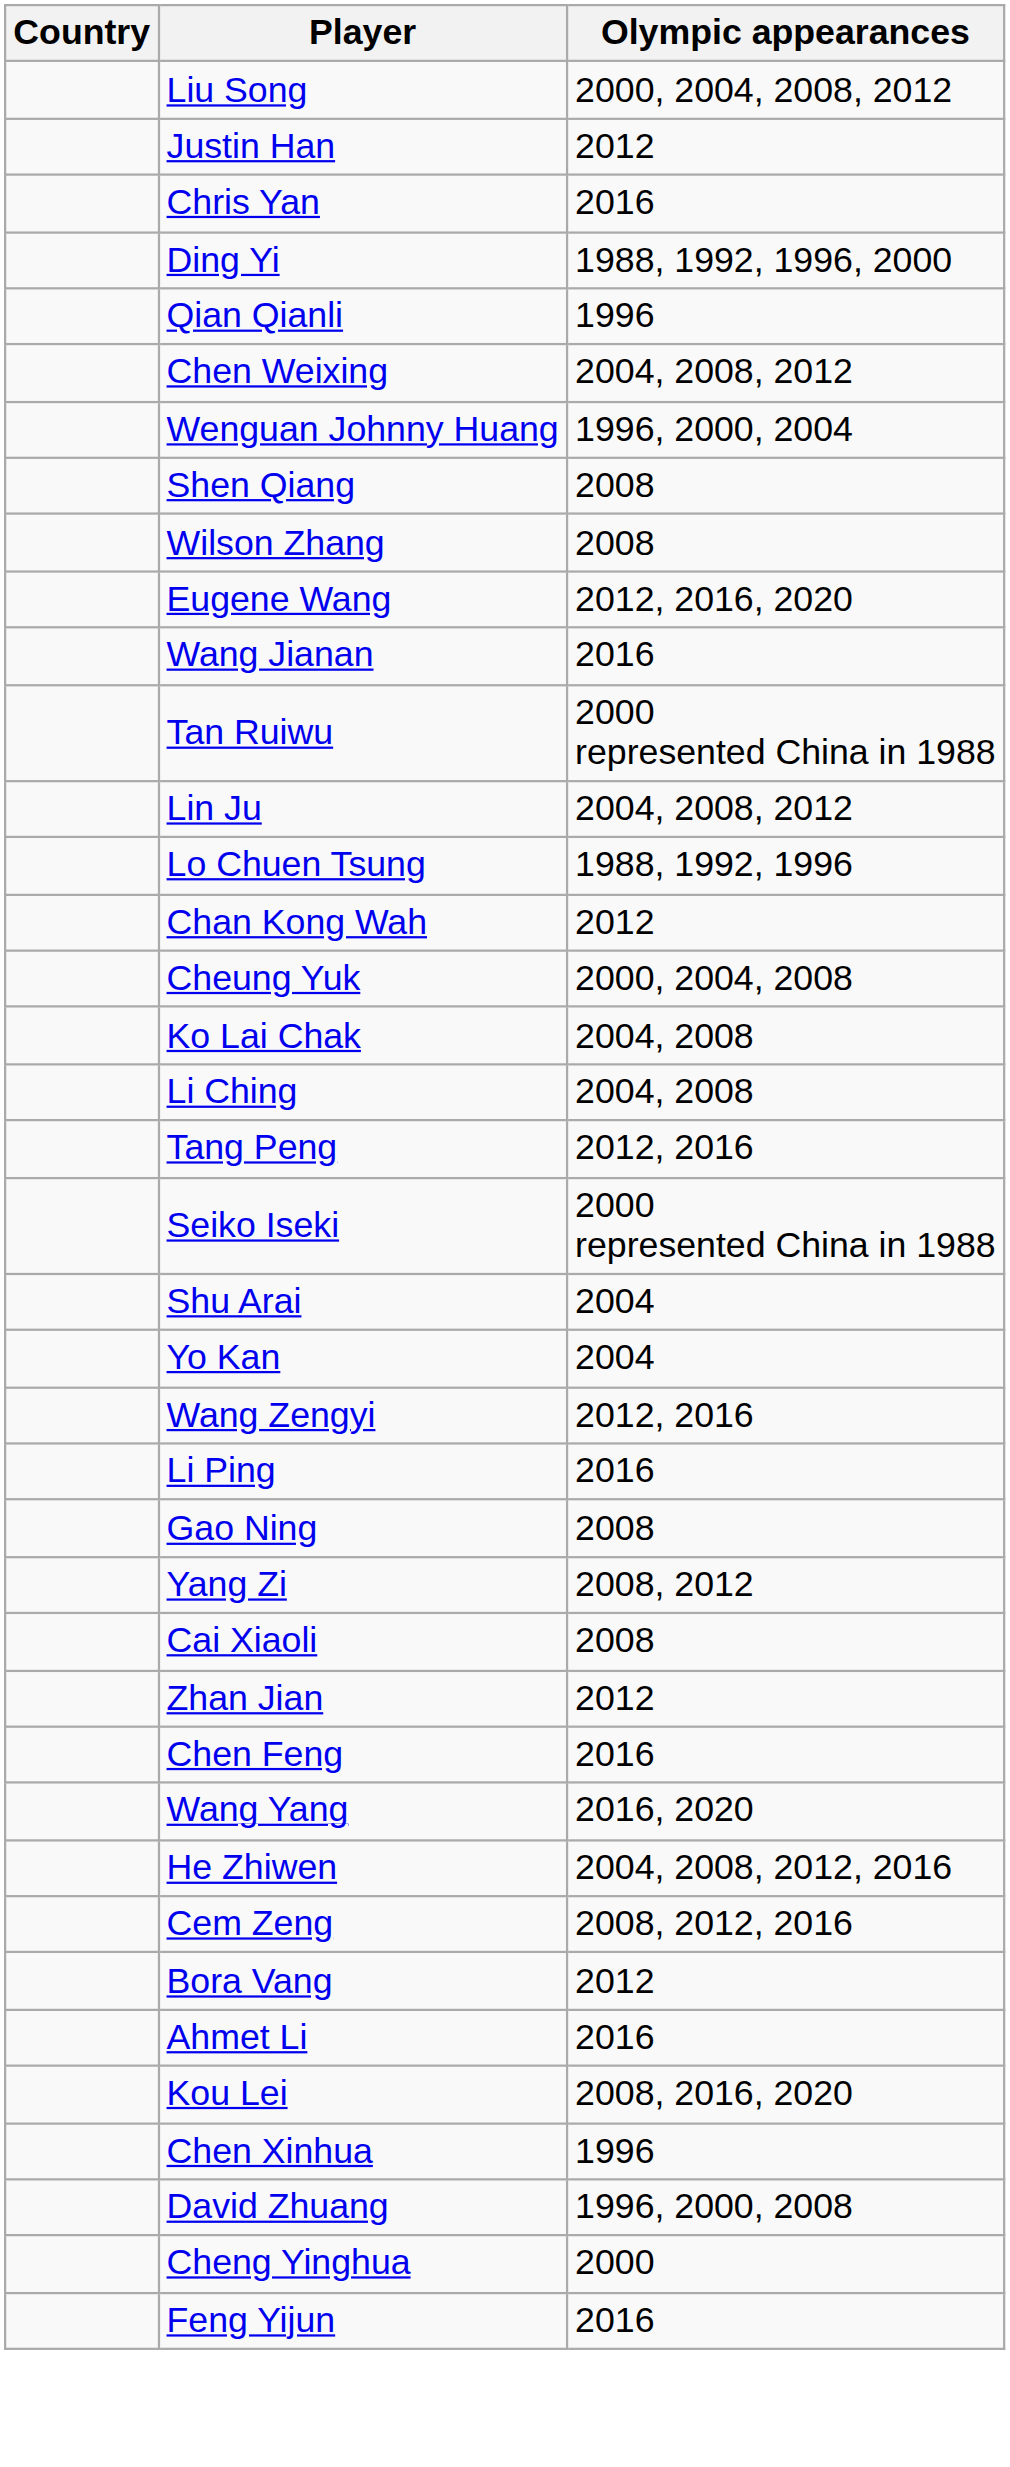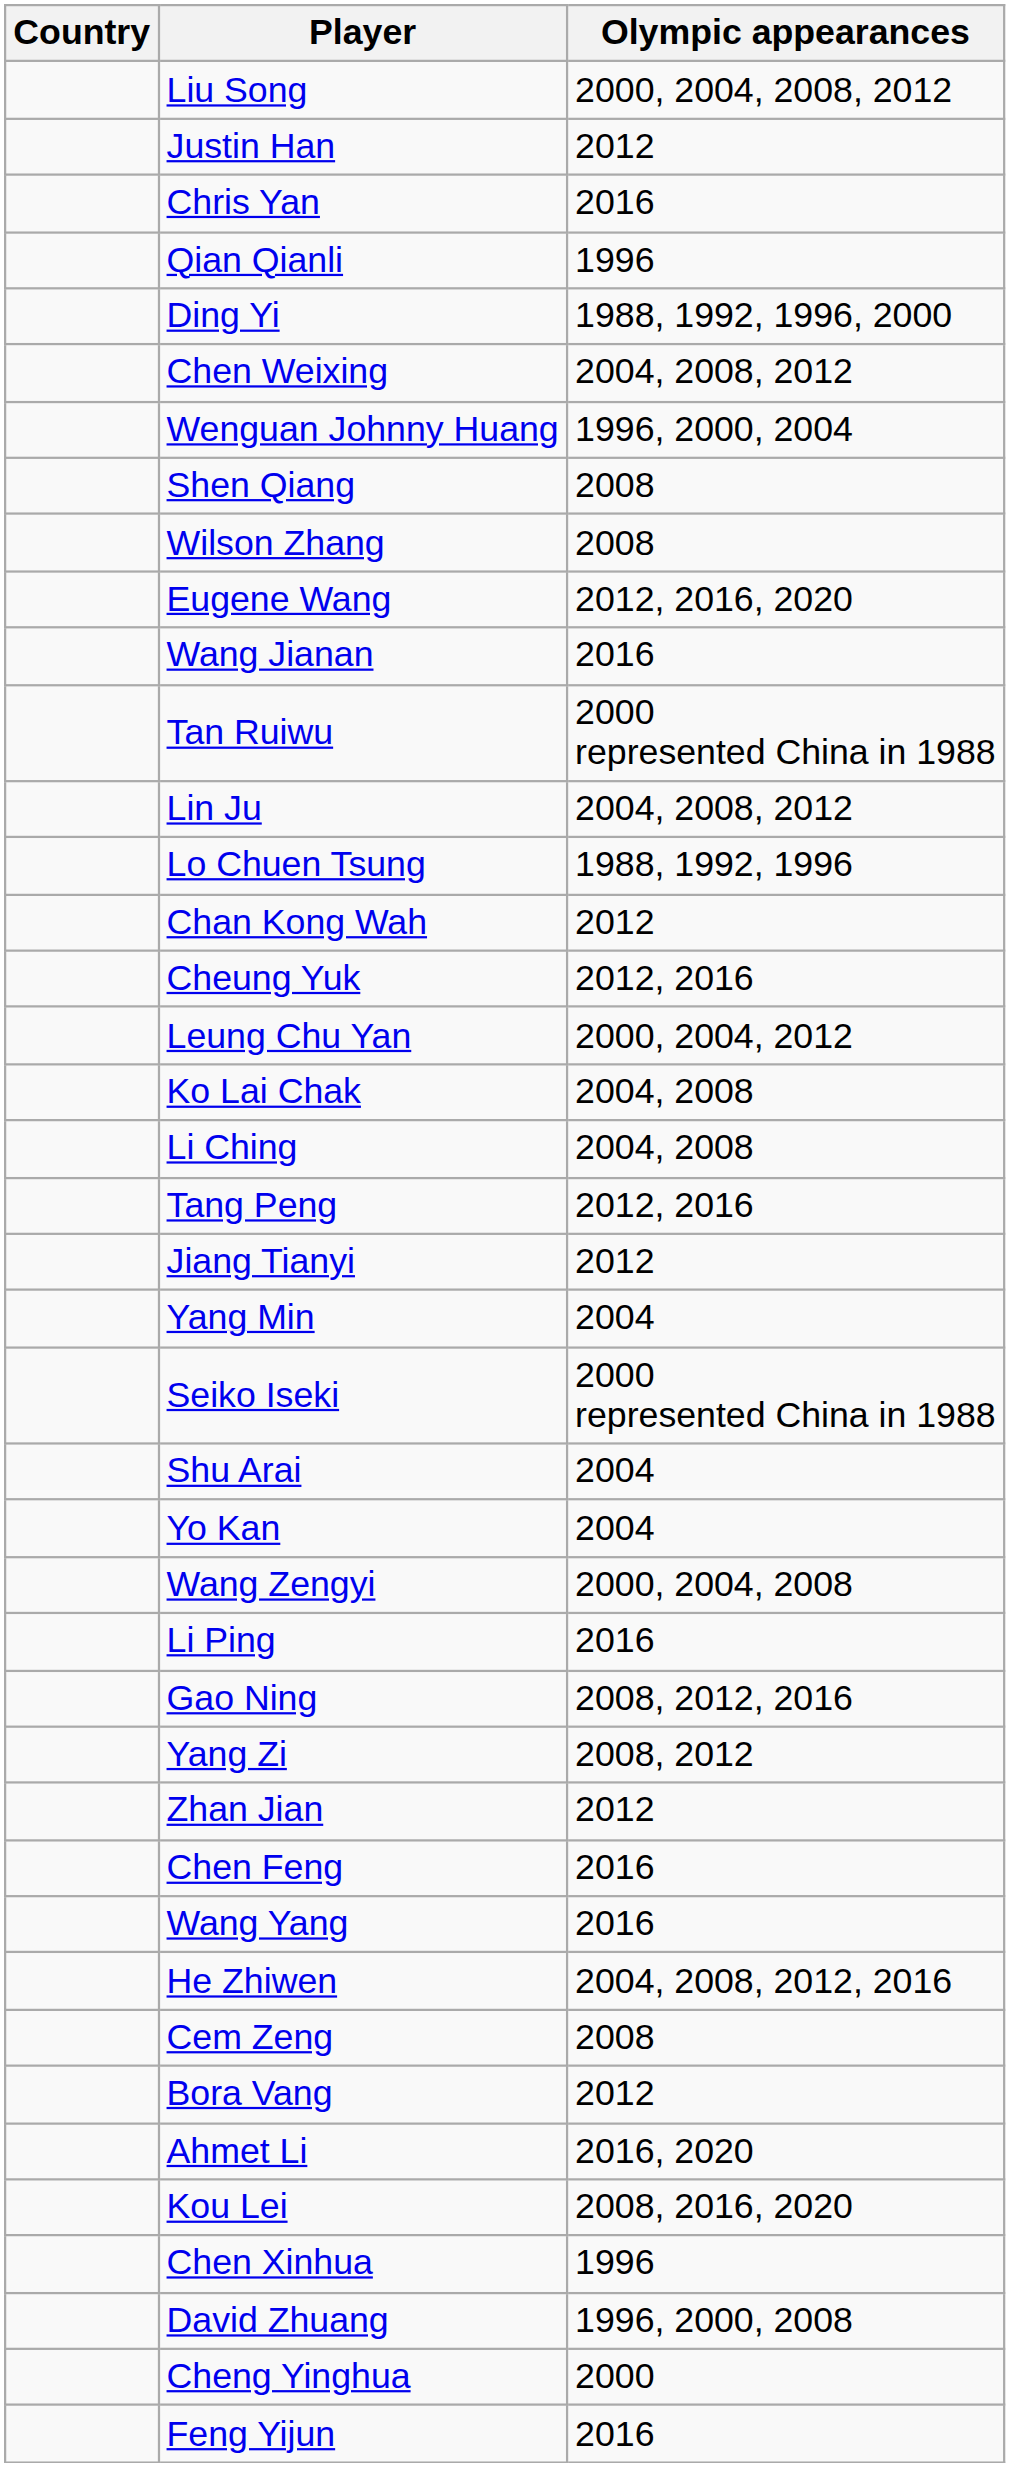rows swapped: (223, 259) <-> (255, 315)
(714, 978) 2000, 2004, 2008 -> (664, 978) 2012, 2016
+ row: (289, 1034)
+ row: (261, 1261)
+ row: (241, 1317)
(664, 1414) 2012, 2016 -> (714, 1584) 2000, 2004, 2008
(615, 1527) 2008 -> (714, 1697) 2008, 2012, 2016
- row: (242, 1640)
(664, 1810) 2016, 2020 -> (615, 1923) 2016
(714, 1923) 2008, 2012, 2016 -> (615, 2037) 2008
(615, 2037) 2016 -> (664, 2150) 2016, 2020
